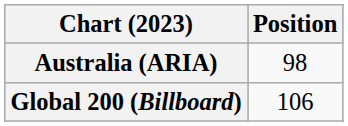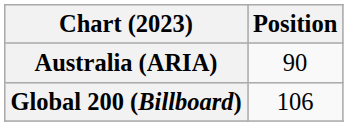(295, 62) 98 -> (295, 62) 90
